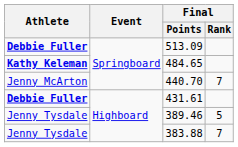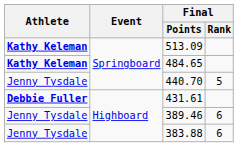(47, 46) Debbie Fuller -> (47, 46) Kathy Keleman
(47, 81) Jenny McArton -> (47, 81) Jenny Tysdale
(219, 81) 7 -> (219, 81) 5
(219, 115) 5 -> (219, 115) 6
(219, 133) 7 -> (219, 133) 6
